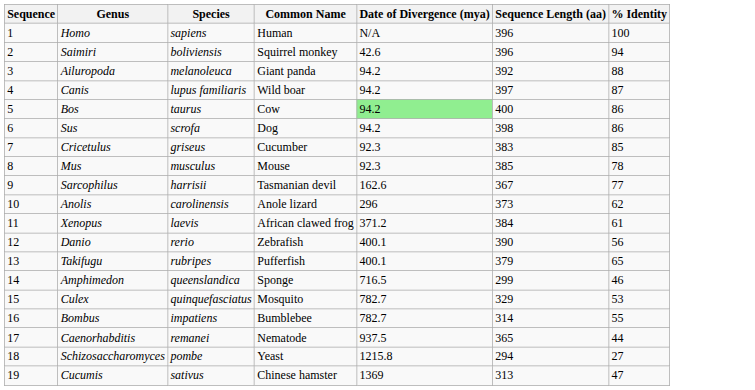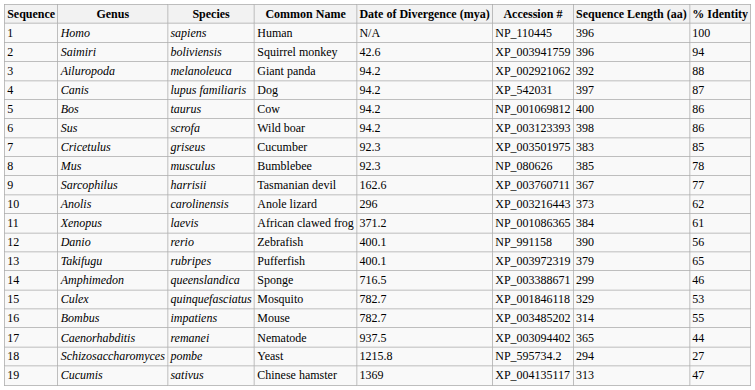+ column: (533, 14)
(281, 90) Wild boar -> (268, 90) Dog
(370, 109) lightgreen background -> (370, 109) no background
(268, 128) Dog -> (281, 128) Wild boar
(274, 166) Mouse -> (285, 166) Bumblebee
(285, 318) Bumblebee -> (274, 318) Mouse
